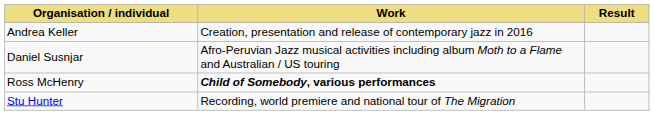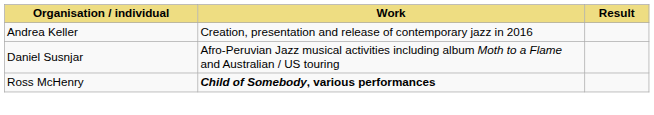- row: (35, 100)
